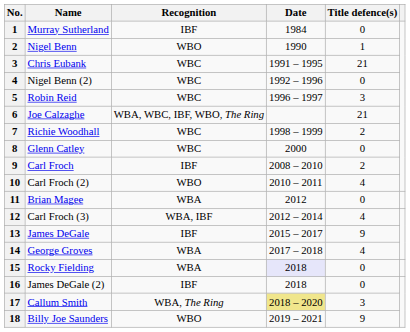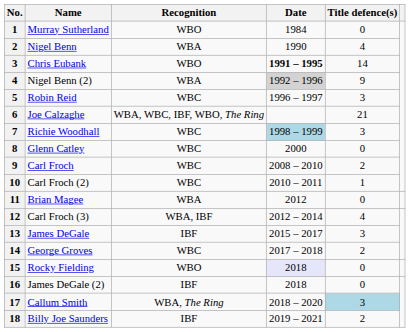(189, 30) IBF -> (189, 30) WBO
(189, 47) WBO -> (189, 47) WBA
(362, 47) 1 -> (362, 47) 4
(189, 64) WBC -> (189, 64) WBO
(296, 64) normal -> (296, 64) bold
(362, 64) 21 -> (362, 64) 14
(189, 81) WBC -> (189, 81) WBA
(296, 81) no background -> (296, 81) lightgrey background
(362, 81) 0 -> (362, 81) 9
(296, 132) no background -> (296, 132) lightblue background
(362, 132) 2 -> (362, 132) 3
(189, 166) IBF -> (189, 166) WBC
(189, 183) WBO -> (189, 183) WBC
(362, 183) 4 -> (362, 183) 1
(362, 234) 9 -> (362, 234) 3
(189, 251) WBA -> (189, 251) WBC
(362, 251) 4 -> (362, 251) 2
(189, 268) WBA -> (189, 268) WBO
(296, 302) khaki background -> (296, 302) no background
(362, 302) no background -> (362, 302) lightblue background
(189, 319) WBO -> (189, 319) IBF
(362, 319) 9 -> (362, 319) 2
